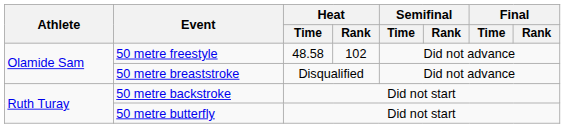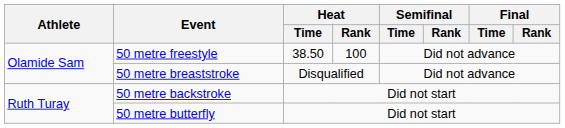(308, 54) 48.58 -> (308, 54) 38.50
(356, 54) 102 -> (356, 54) 100
